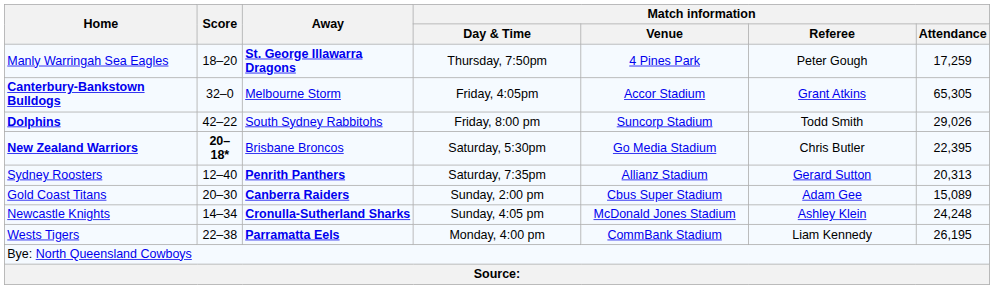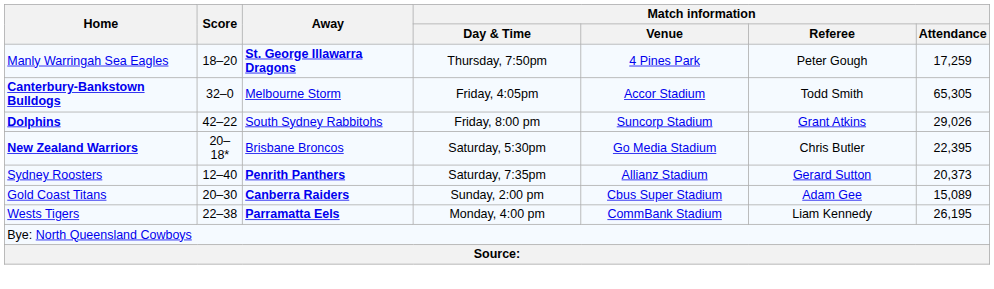(832, 94) Grant Atkins -> (832, 94) Todd Smith
(832, 121) Todd Smith -> (832, 121) Grant Atkins
(220, 148) bold -> (220, 148) normal
(953, 175) 20,313 -> (953, 175) 20,373
- row: (59, 214)
